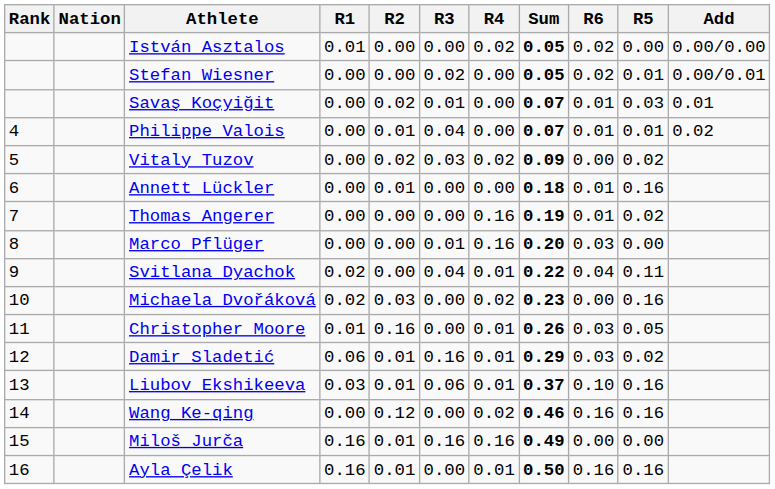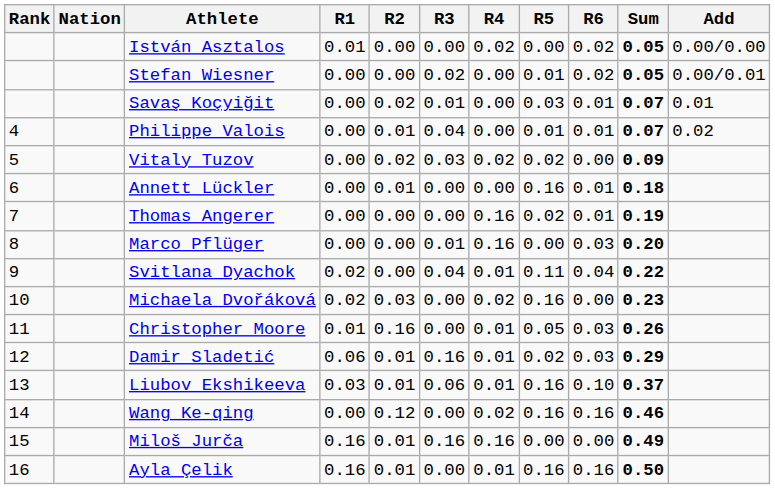columns swapped: (643, 19) <-> (544, 19)
